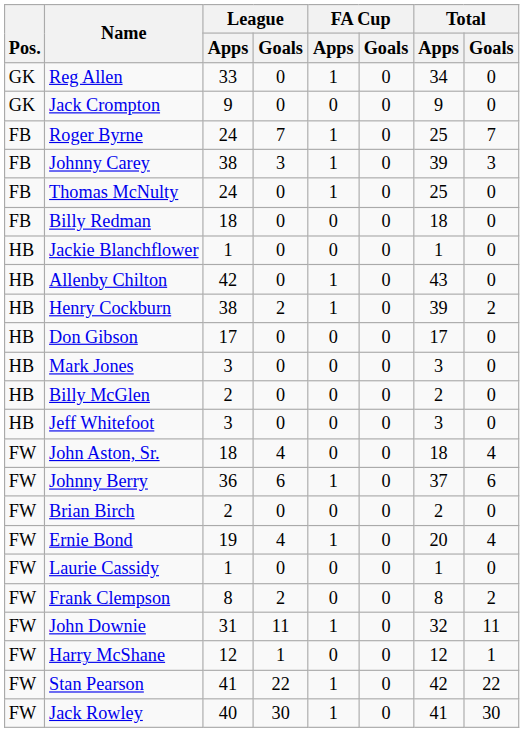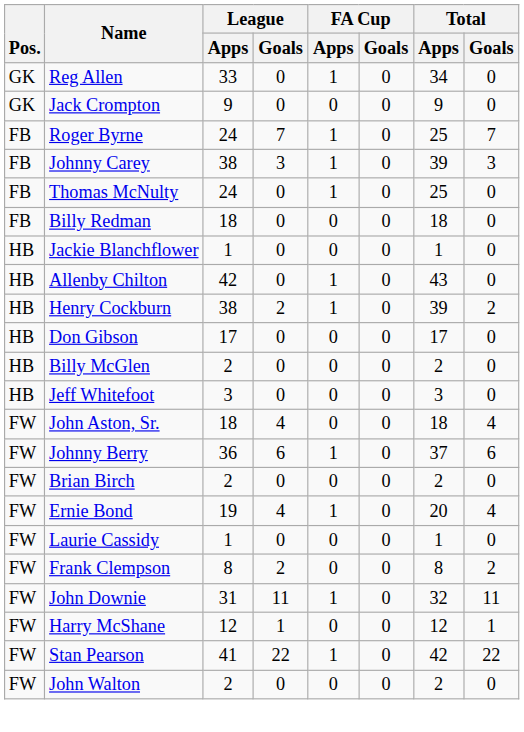- row: (91, 366)
- row: (96, 713)
+ row: (95, 684)
